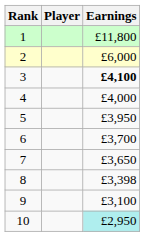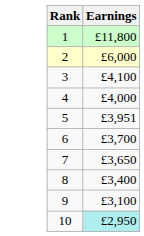- column: (62, 15)
(119, 77) bold -> (119, 77) normal
(119, 118) £3,950 -> (119, 118) £3,951
(119, 180) £3,398 -> (119, 180) £3,400
